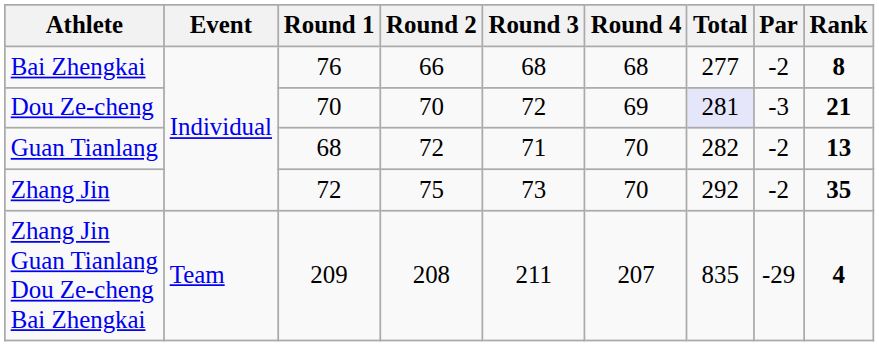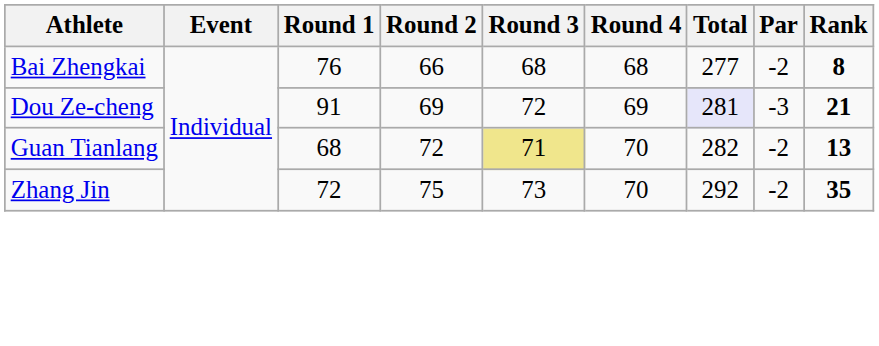(329, 107) 70 -> (329, 107) 91
(431, 107) 70 -> (431, 107) 69
(534, 148) no background -> (534, 148) khaki background
- row: (84, 274)
